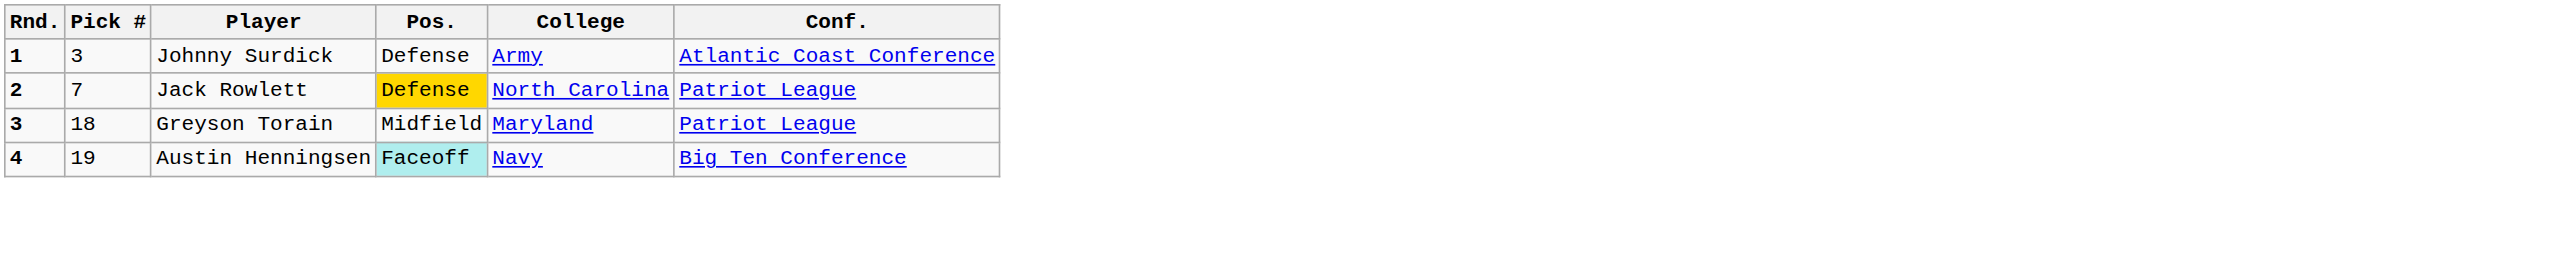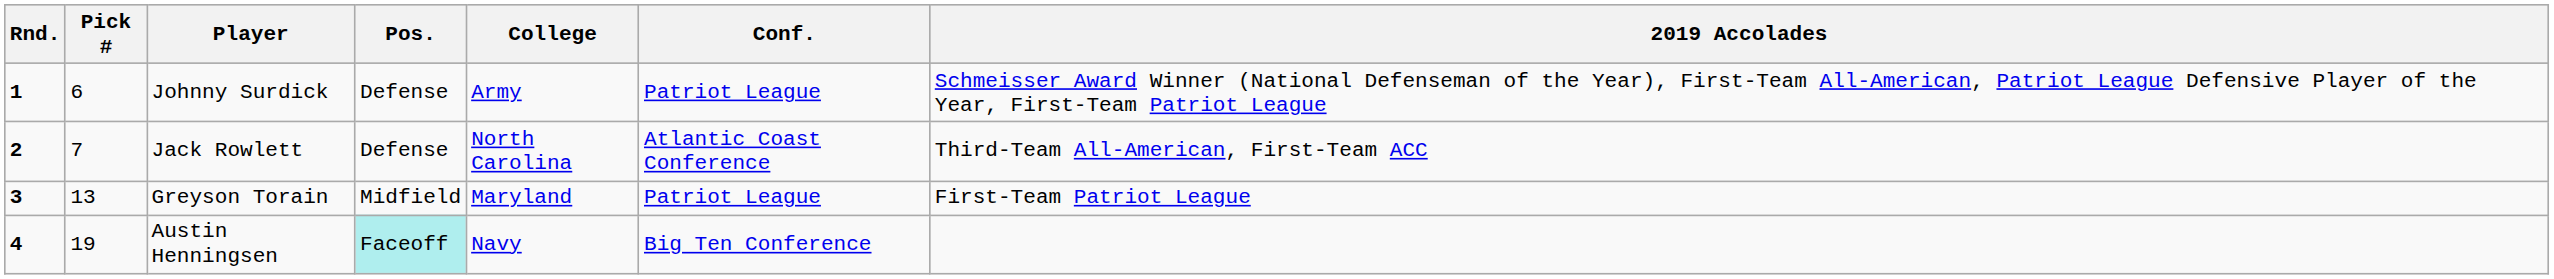+ column: (1739, 34)
(77, 56) 3 -> (77, 93) 6
(837, 56) Atlantic Coast Conference -> (732, 93) Patriot League
(425, 91) gold background -> (404, 151) no background
(768, 91) Patriot League -> (732, 151) Atlantic Coast Conference
(83, 125) 18 -> (83, 198) 13
